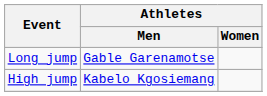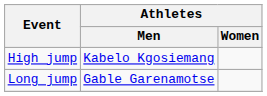rows swapped: (42, 80) <-> (42, 58)
